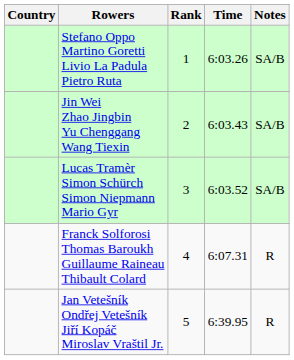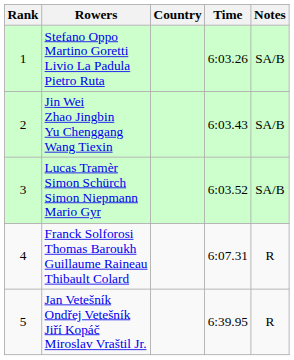columns swapped: (186, 15) <-> (31, 15)
